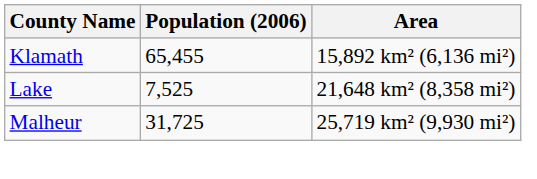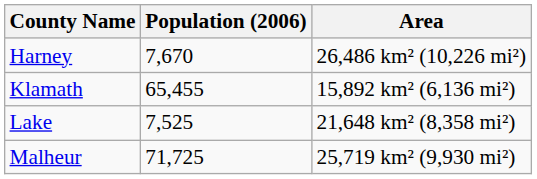+ row: (41, 55)
(175, 122) 31,725 -> (175, 156) 71,725
